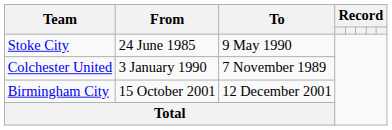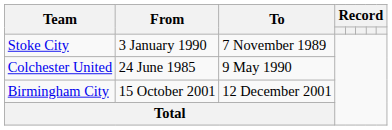(157, 45) 24 June 1985 -> (163, 45) 3 January 1990
(257, 45) 9 May 1990 -> (274, 45) 7 November 1989
(163, 68) 3 January 1990 -> (157, 68) 24 June 1985
(274, 68) 7 November 1989 -> (257, 68) 9 May 1990
